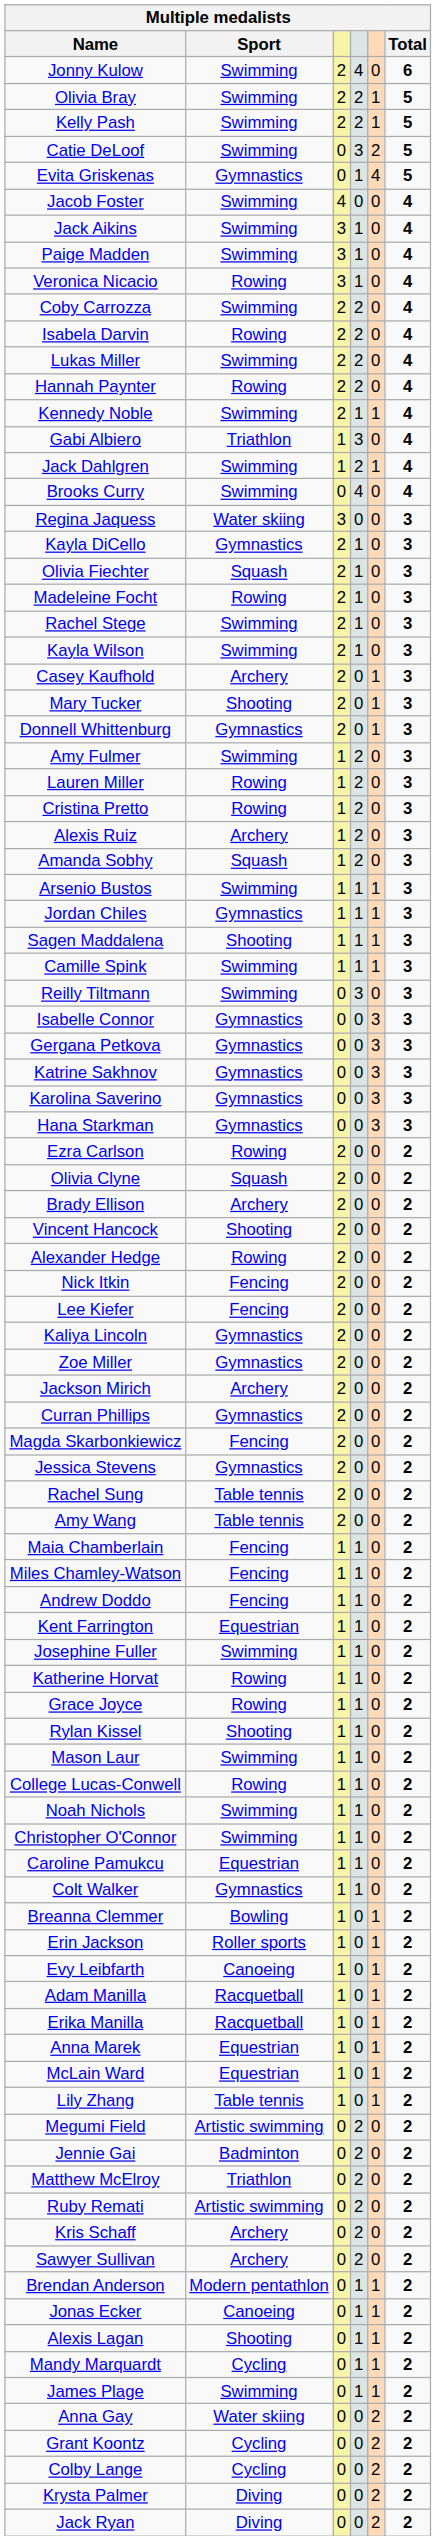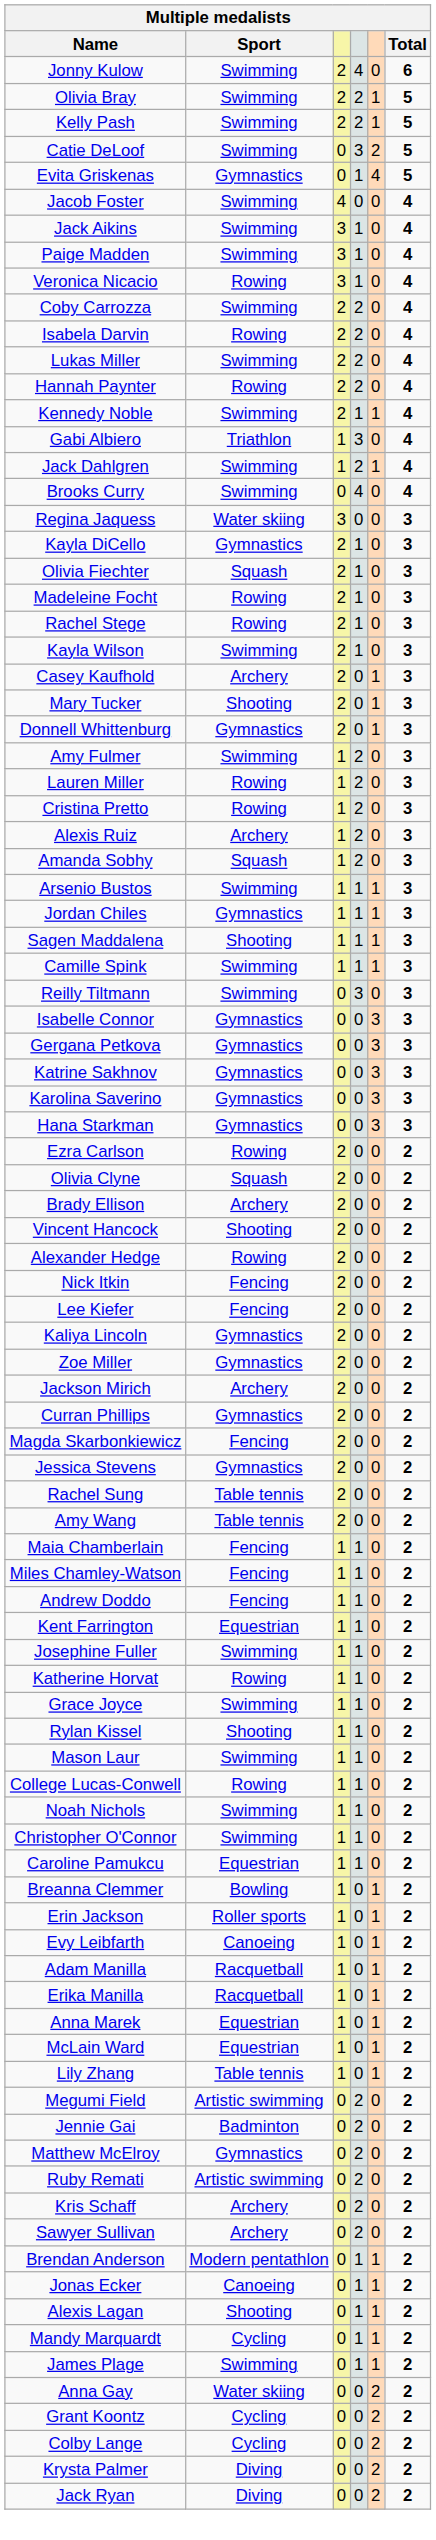(259, 624) Swimming -> (259, 624) Rowing
(259, 1705) Rowing -> (259, 1705) Swimming
- row: (95, 1890)
(259, 2180) Triathlon -> (259, 2153) Gymnastics
